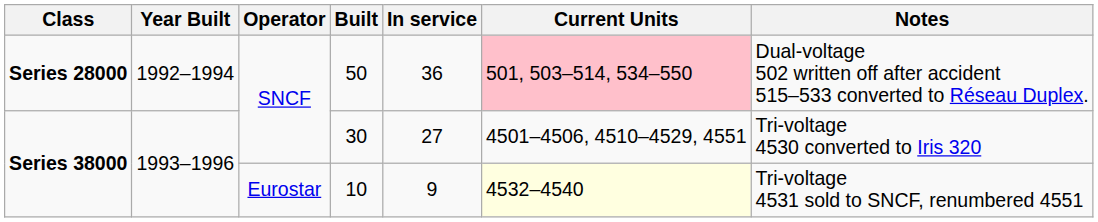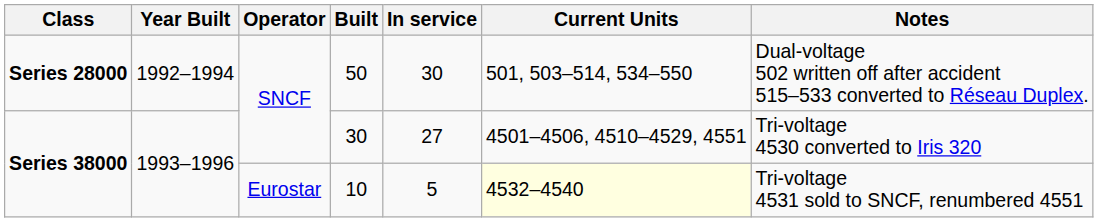(432, 72) 36 -> (432, 72) 30
(589, 72) pink background -> (589, 72) no background
(432, 189) 9 -> (432, 189) 5
